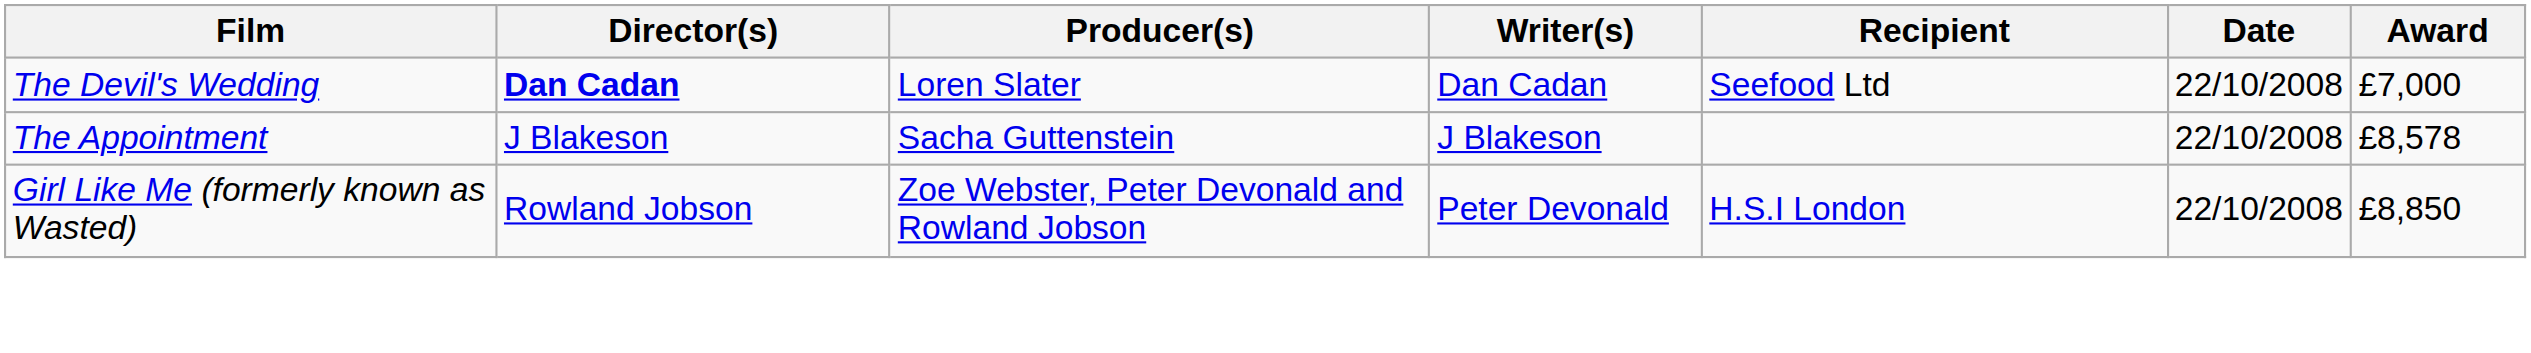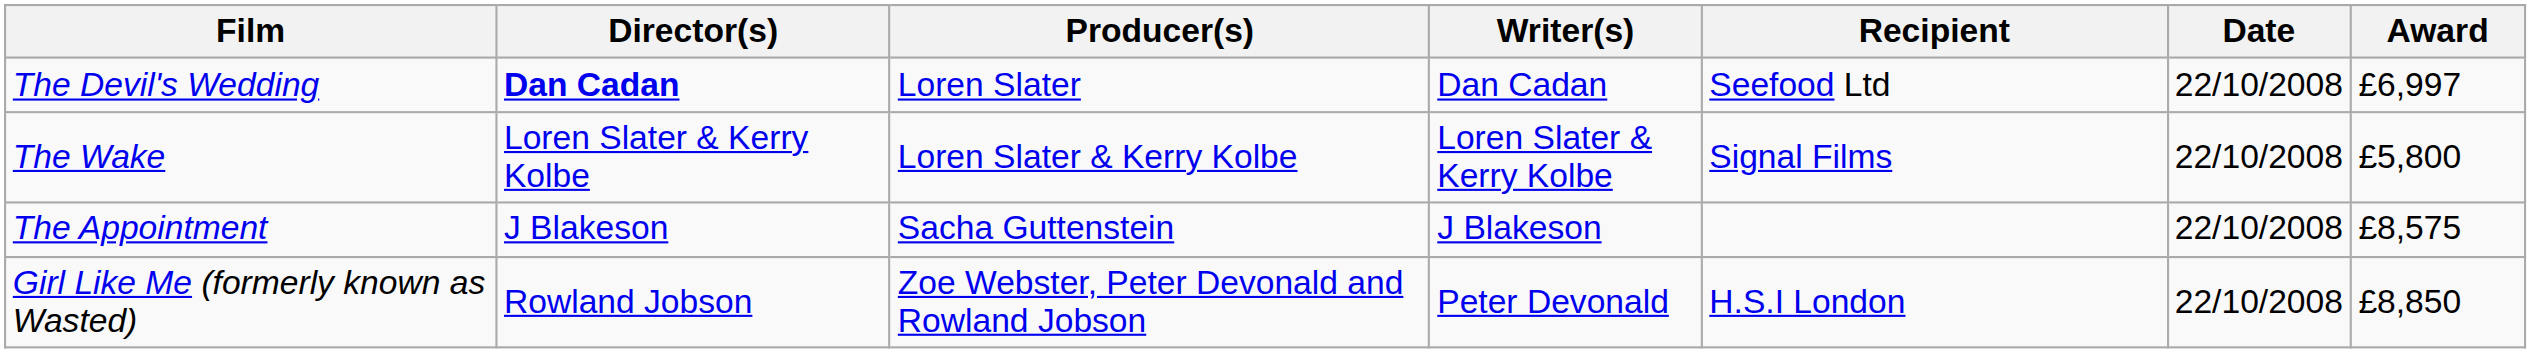(2410, 84) £7,000 -> (2410, 84) £6,997
+ row: (89, 156)
(2410, 137) £8,578 -> (2410, 228) £8,575
